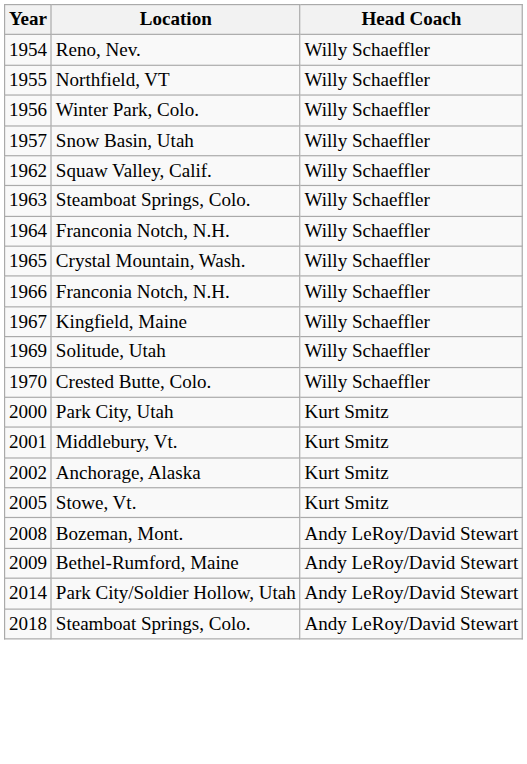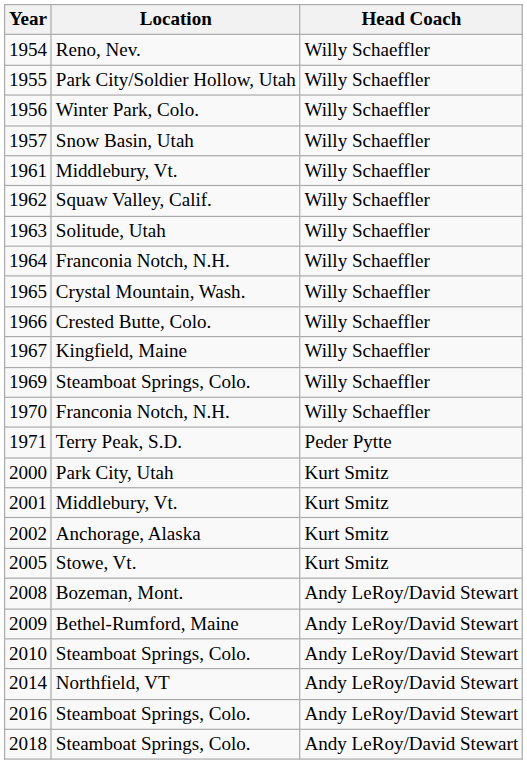(113, 79) Northfield, VT -> (176, 79) Park City/Soldier Hollow, Utah
+ row: (28, 170)
(153, 200) Steamboat Springs, Colo. -> (111, 230) Solitude, Utah
(143, 291) Franconia Notch, N.H. -> (134, 321) Crested Butte, Colo.
(111, 351) Solitude, Utah -> (153, 381) Steamboat Springs, Colo.
(134, 381) Crested Butte, Colo. -> (143, 412) Franconia Notch, N.H.
+ row: (28, 442)
+ row: (28, 653)
(176, 593) Park City/Soldier Hollow, Utah -> (113, 683) Northfield, VT
+ row: (28, 714)
